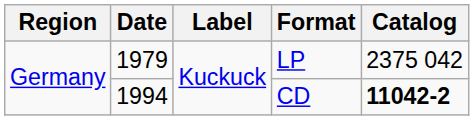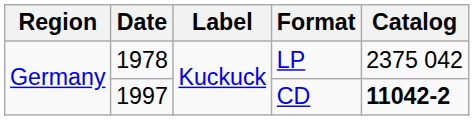(142, 59) 1979 -> (142, 59) 1978
(142, 96) 1994 -> (142, 96) 1997
